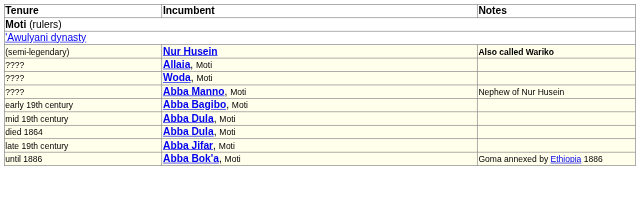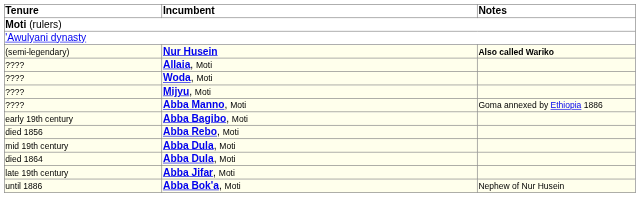+ row: (15, 92)
(521, 92) Nephew of Nur Husein -> (541, 105) Goma annexed by Ethiopia 1886
+ row: (24, 132)
(541, 159) Goma annexed by Ethiopia 1886 -> (521, 186) Nephew of Nur Husein
